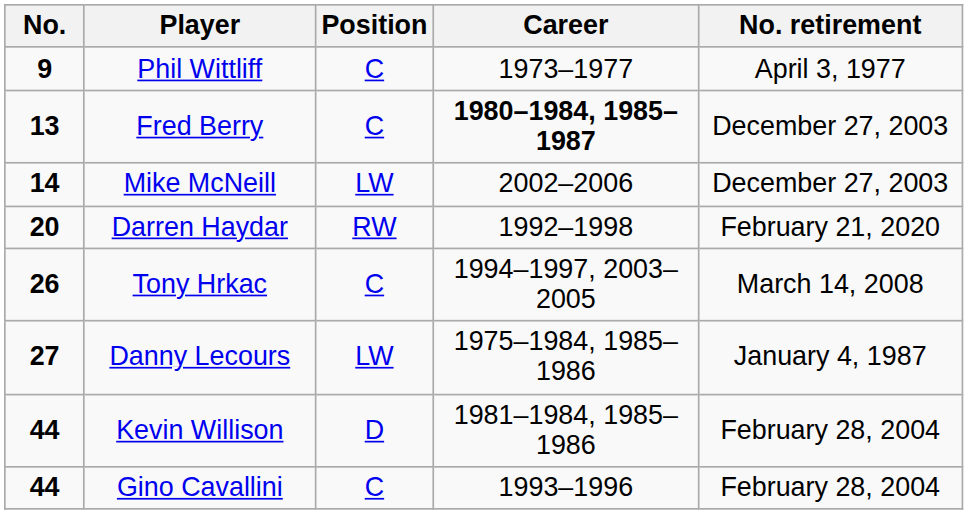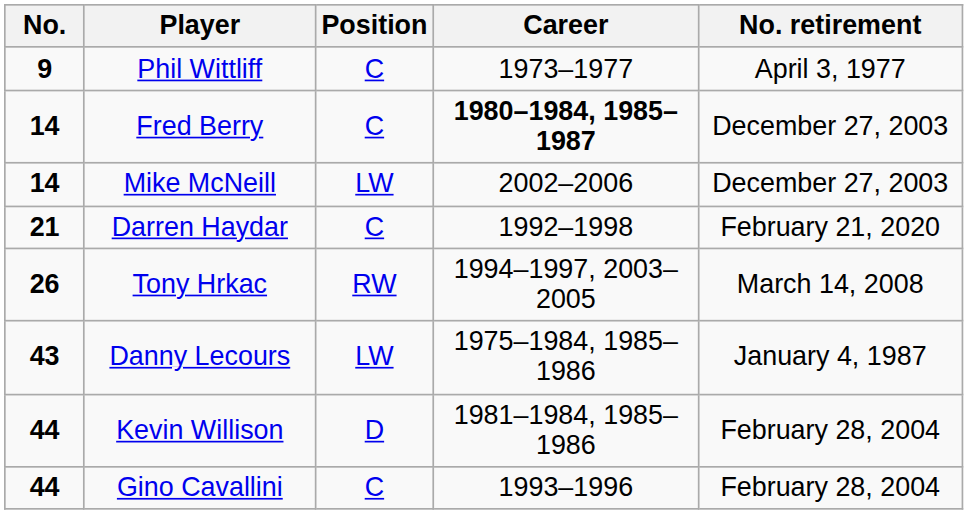(45, 126) 13 -> (45, 126) 14
(45, 226) 20 -> (45, 226) 21
(374, 226) RW -> (374, 226) C
(374, 284) C -> (374, 284) RW
(45, 357) 27 -> (45, 357) 43
